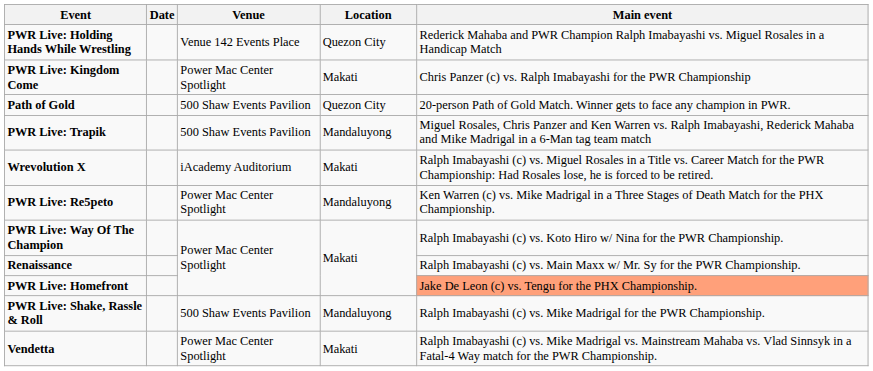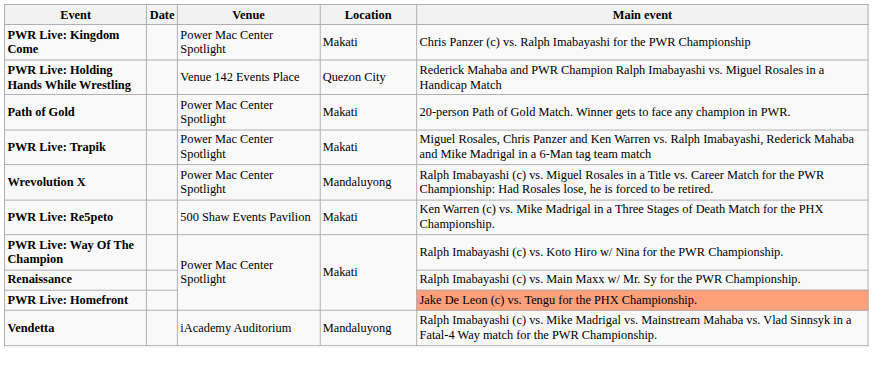rows swapped: (63, 76) <-> (69, 42)
(245, 104) 500 Shaw Events Pavilion -> (227, 111) Power Mac Center Spotlight
(354, 104) Quezon City -> (340, 111) Makati
(245, 132) 500 Shaw Events Pavilion -> (227, 146) Power Mac Center Spotlight
(357, 132) Mandaluyong -> (340, 146) Makati
(236, 167) iAcademy Auditorium -> (227, 181) Power Mac Center Spotlight
(340, 167) Makati -> (357, 181) Mandaluyong
(227, 202) Power Mac Center Spotlight -> (245, 216) 500 Shaw Events Pavilion
(357, 202) Mandaluyong -> (340, 216) Makati
- row: (75, 313)
(227, 348) Power Mac Center Spotlight -> (236, 327) iAcademy Auditorium
(340, 348) Makati -> (357, 327) Mandaluyong
